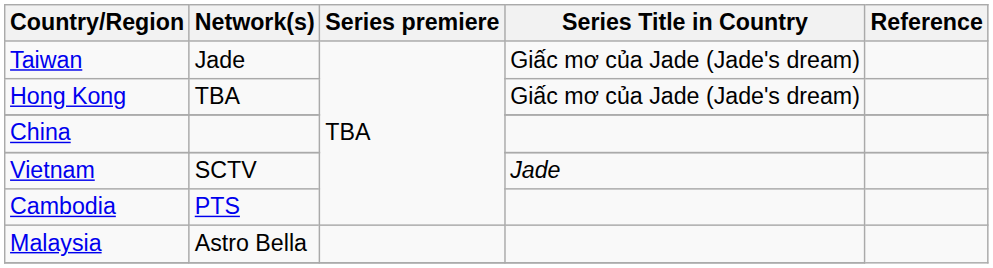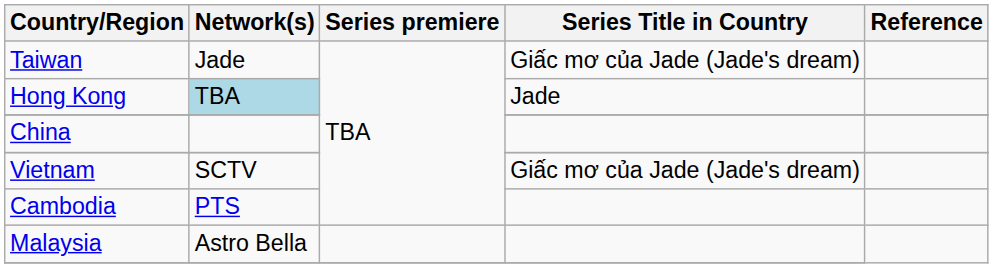(217, 96) no background -> (217, 96) lightblue background
(685, 96) Giấc mơ của Jade (Jade's dream) -> (535, 96) Jade
(535, 170) Jade -> (685, 170) Giấc mơ của Jade (Jade's dream)
